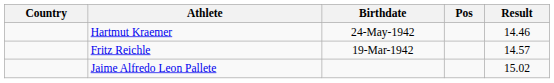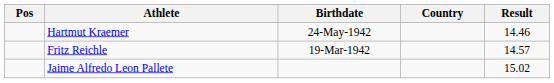columns swapped: (464, 13) <-> (46, 13)
